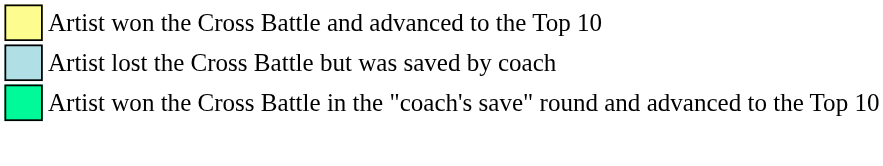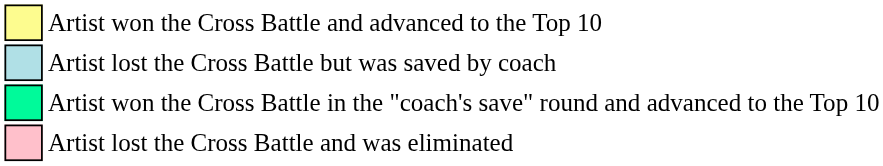+ row: (281, 142)
